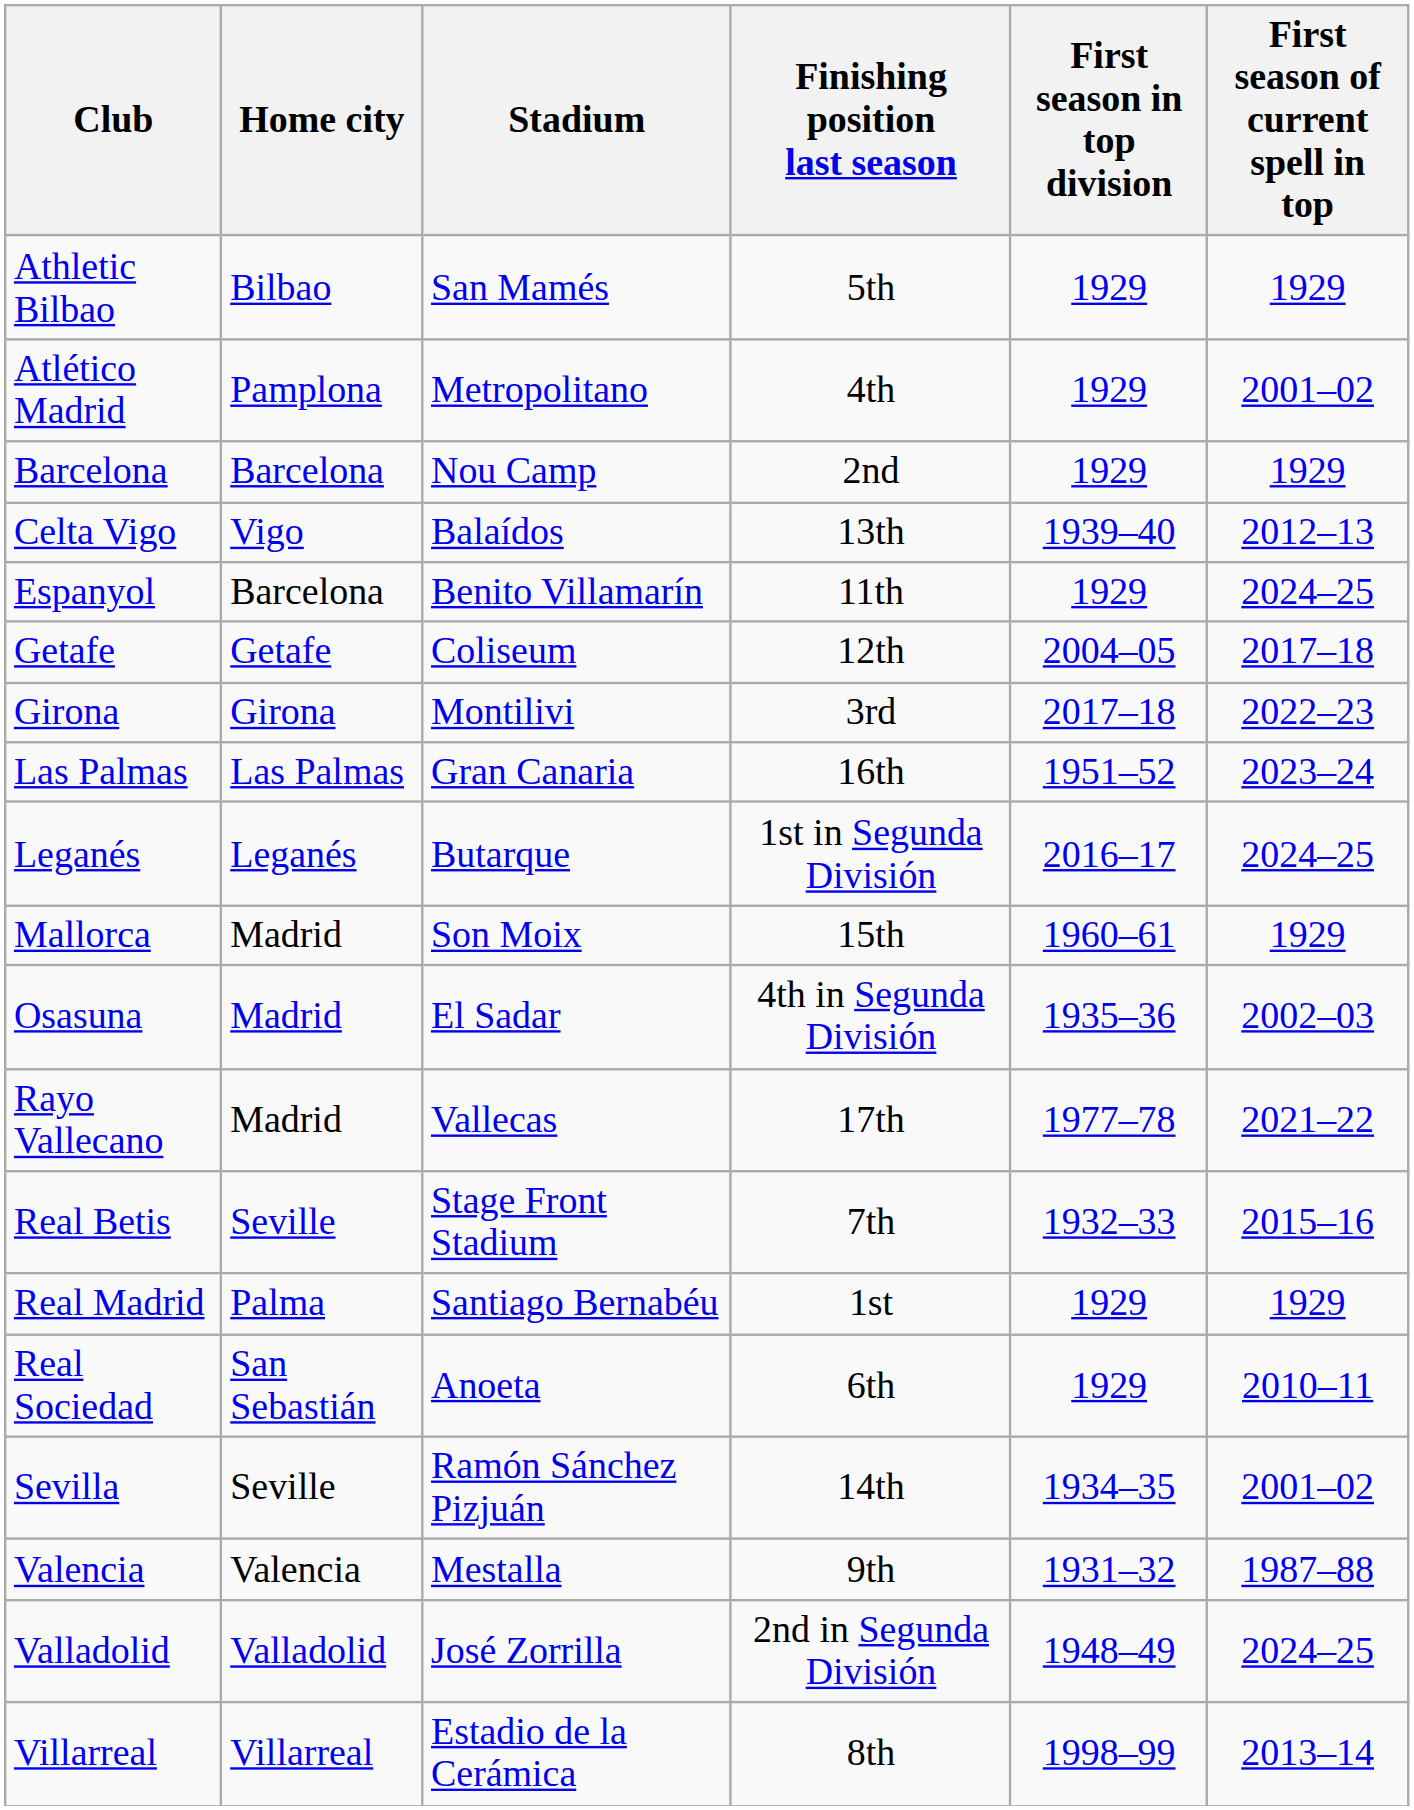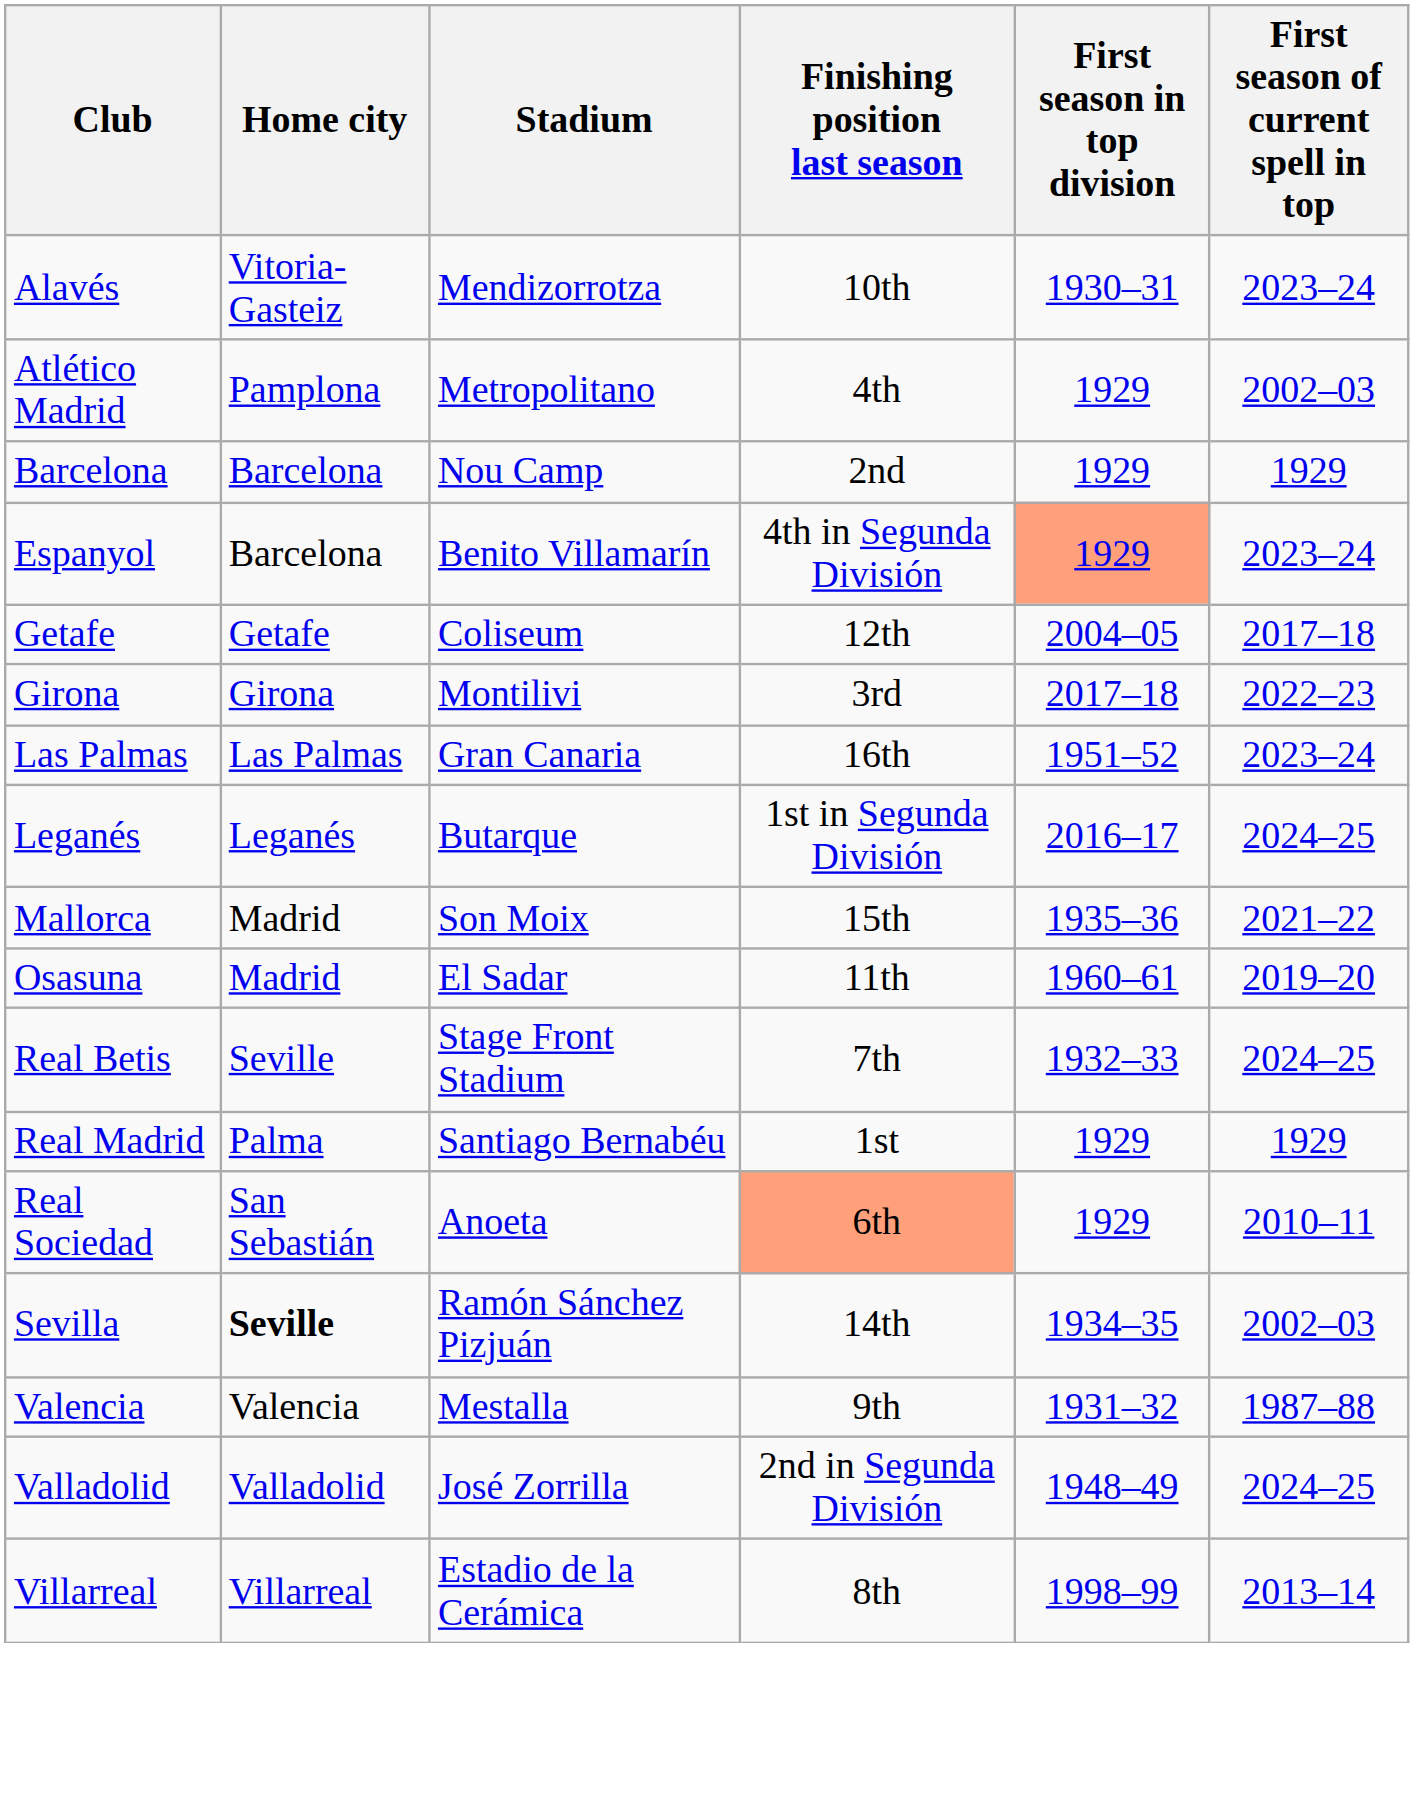+ row: (67, 286)
- row: (75, 286)
(1308, 389) 2001–02 -> (1309, 389) 2002–03
- row: (95, 531)
(871, 591) 11th -> (877, 552) 4th in Segunda División
(1109, 591) no background -> (1112, 552) lightsalmon background
(1308, 591) 2024–25 -> (1309, 552) 2023–24
(1109, 934) 1960–61 -> (1112, 917) 1935–36
(1308, 934) 1929 -> (1309, 917) 2021–22
(871, 1016) 4th in Segunda División -> (877, 977) 11th
(1109, 1016) 1935–36 -> (1112, 977) 1960–61
(1308, 1016) 2002–03 -> (1309, 977) 2019–20
- row: (89, 1118)
(1308, 1221) 2015–16 -> (1309, 1058) 2024–25
(871, 1384) no background -> (877, 1221) lightsalmon background
(283, 1487) normal -> (281, 1324) bold
(1308, 1487) 2001–02 -> (1309, 1324) 2002–03
